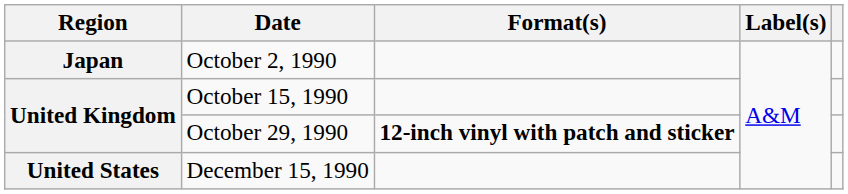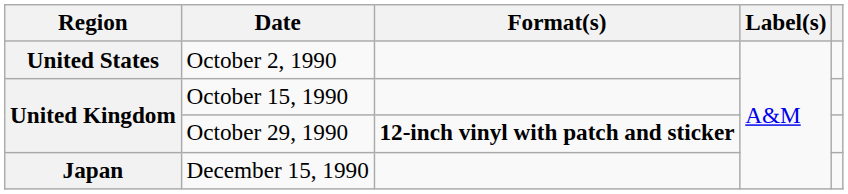(93, 59) Japan -> (93, 59) United States
(93, 170) United States -> (93, 170) Japan
